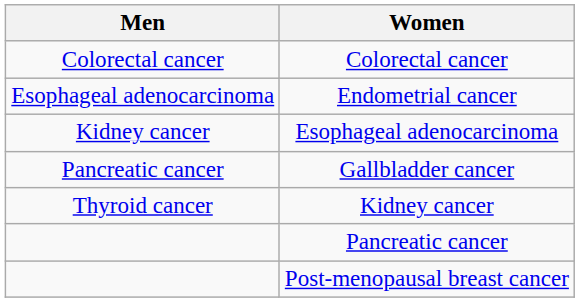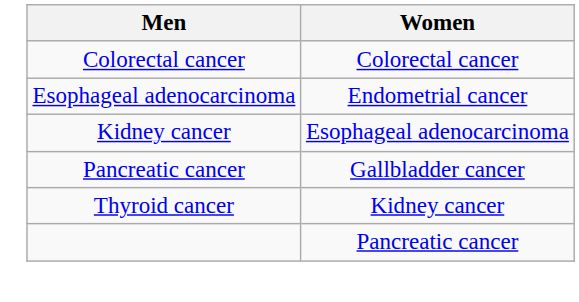- row: (427, 278)
